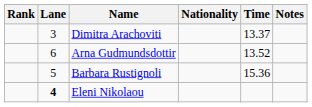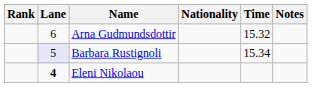- row: (116, 34)
(257, 53) 13.52 -> (257, 34) 15.32
(53, 73) no background -> (53, 53) lavender background
(257, 73) 15.36 -> (257, 53) 15.34
